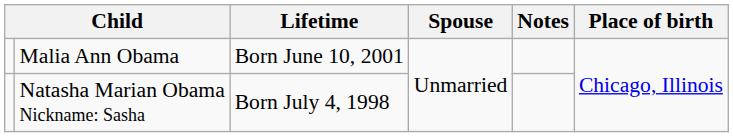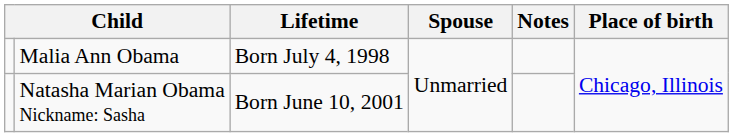(319, 55) Born June 10, 2001 -> (312, 55) Born July 4, 1998
(312, 102) Born July 4, 1998 -> (319, 102) Born June 10, 2001
